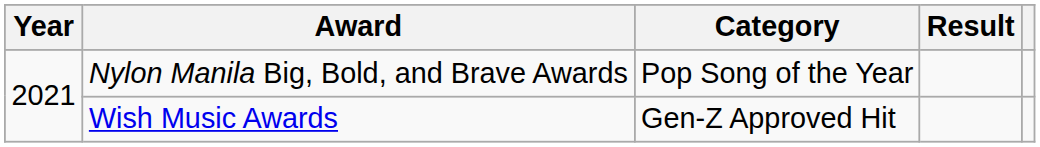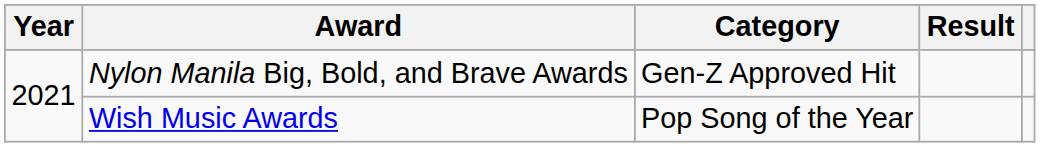(777, 73) Pop Song of the Year -> (768, 73) Gen-Z Approved Hit
(768, 118) Gen-Z Approved Hit -> (777, 118) Pop Song of the Year
